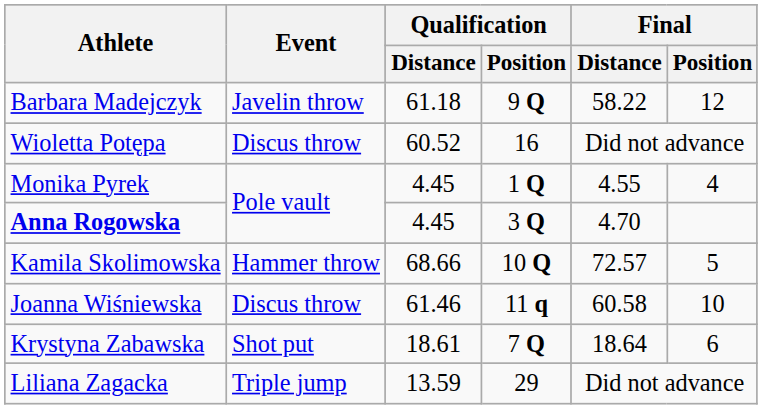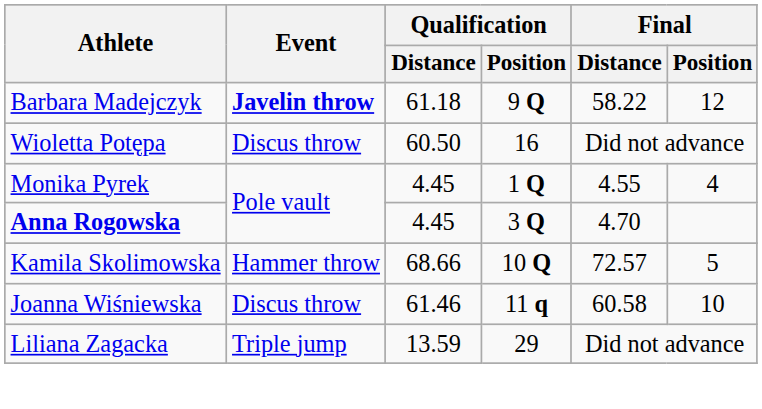(298, 103) normal -> (303, 103) bold
(433, 143) 60.52 -> (433, 143) 60.50
- row: (107, 343)
